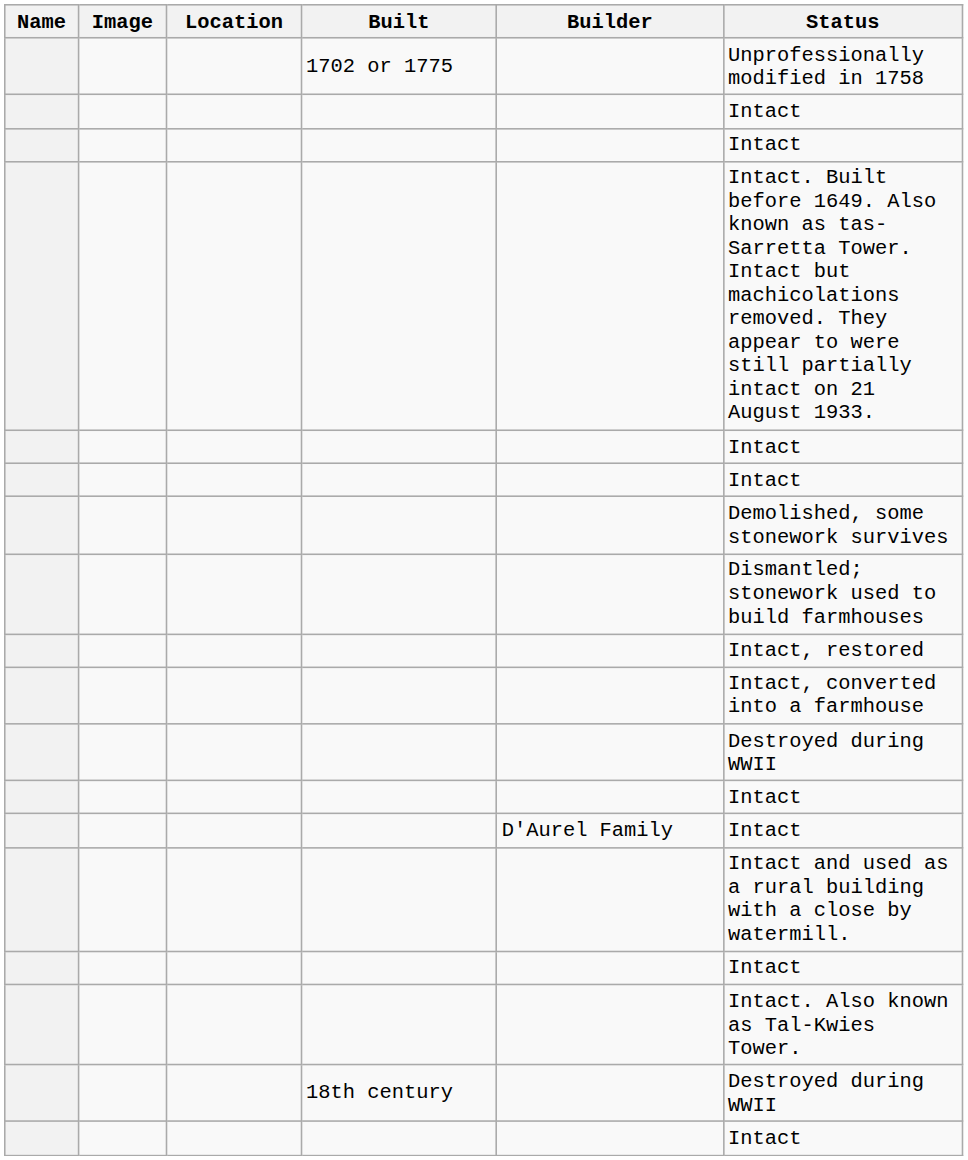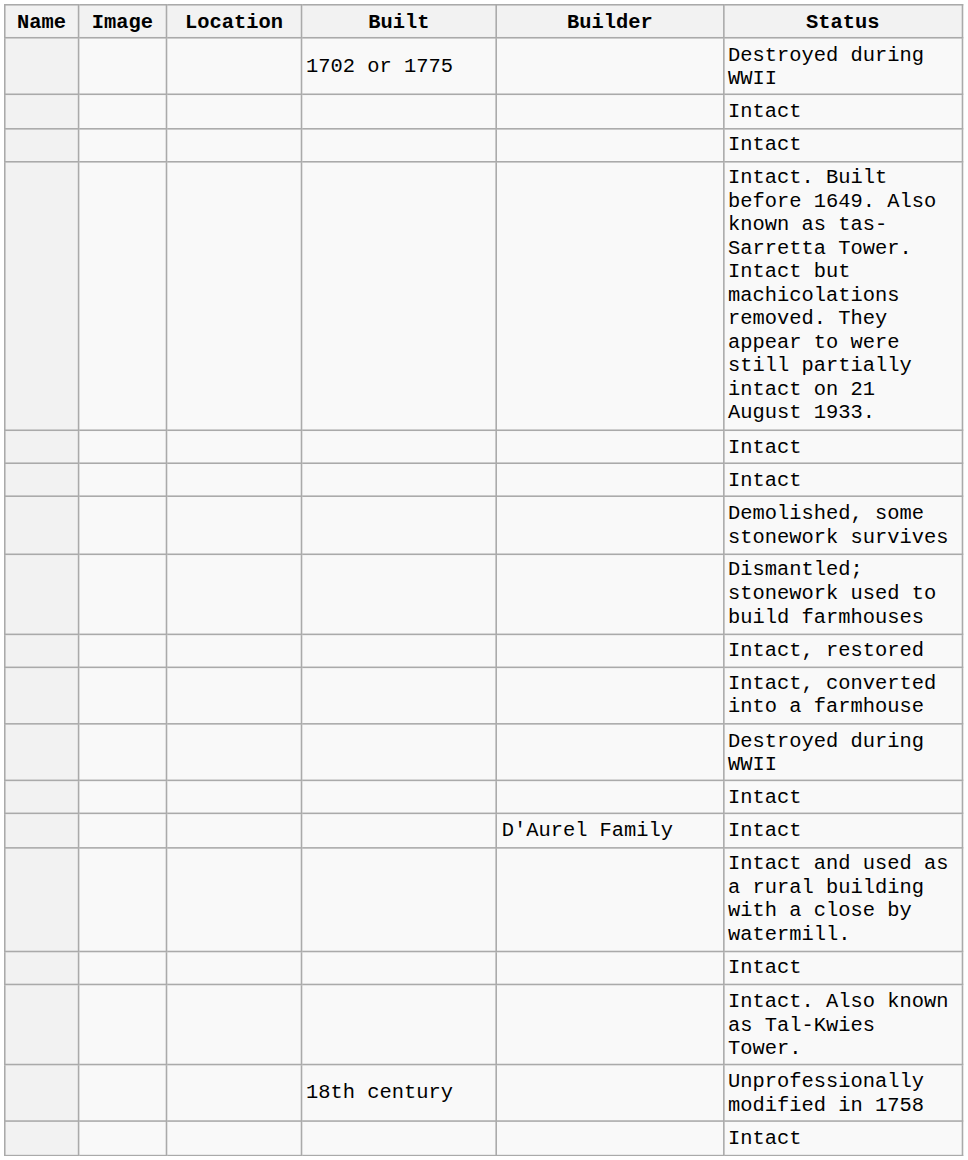(826, 66) Unprofessionally modified in 1758 -> (826, 66) Destroyed during WWII
(826, 1093) Destroyed during WWII -> (826, 1093) Unprofessionally modified in 1758
